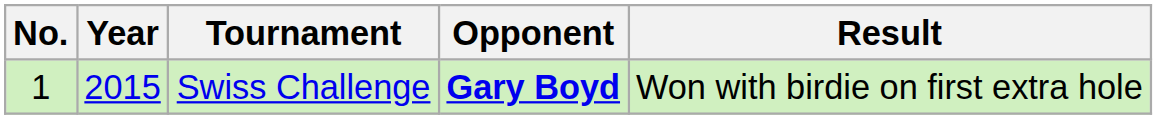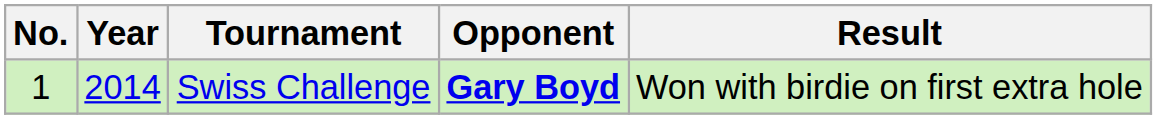(123, 87) 2015 -> (123, 87) 2014
